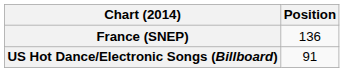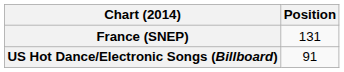(310, 36) 136 -> (310, 36) 131
